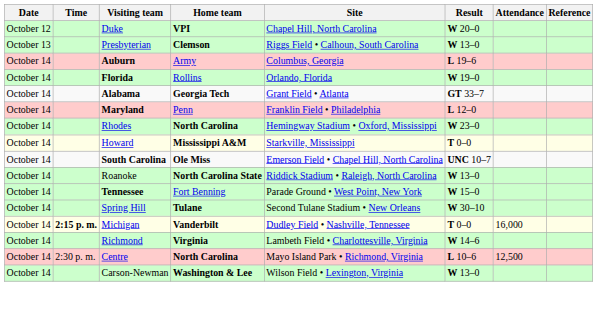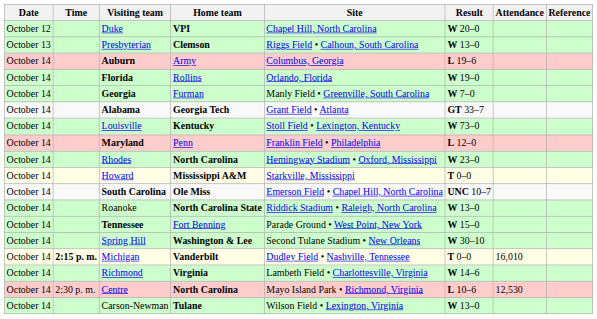+ row: (119, 94)
+ row: (122, 126)
(187, 208) Tulane -> (213, 240) Washington & Lee
(509, 224) 16,000 -> (509, 257) 16,010
(509, 257) 12,500 -> (509, 289) 12,530
(213, 273) Washington & Lee -> (187, 306) Tulane
